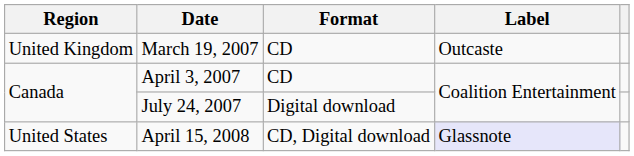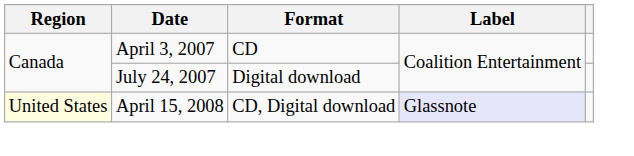- row: (200, 48)
(58, 135) no background -> (58, 106) lightyellow background
